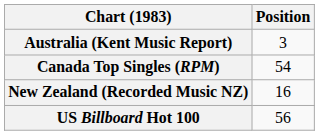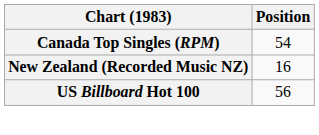- row: (128, 42)
